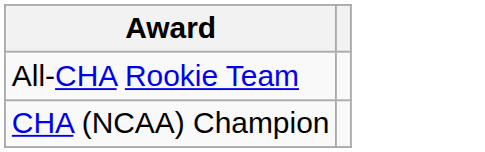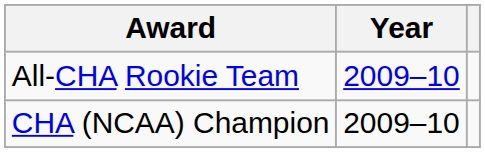+ column: (401, 28)
